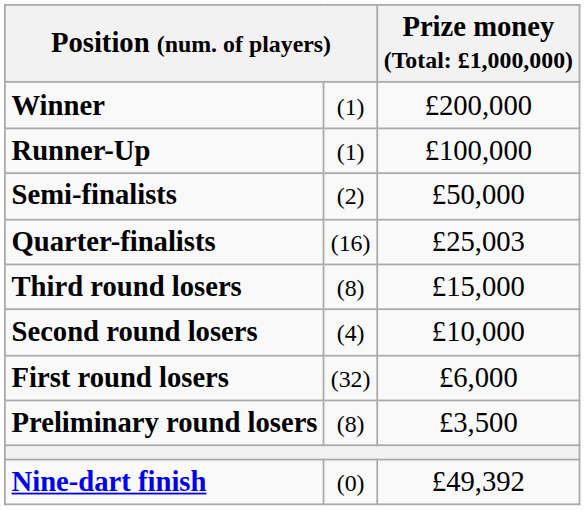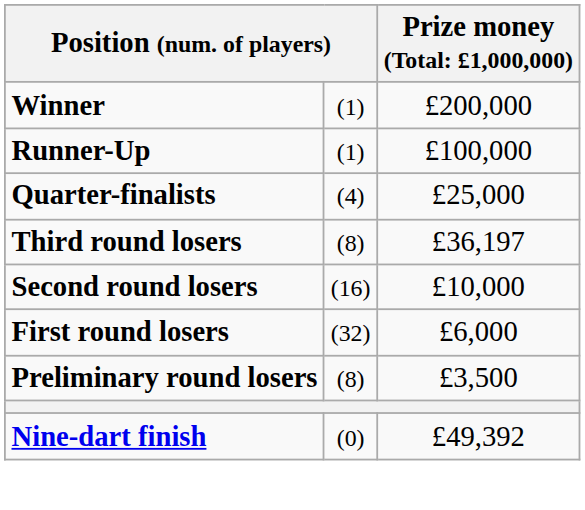- row: (94, 195)
(351, 242) (16) -> (351, 197) (4)
(478, 241) £25,003 -> (478, 195) £25,000
(478, 286) £15,000 -> (478, 241) £36,197
(351, 333) (4) -> (351, 288) (16)
